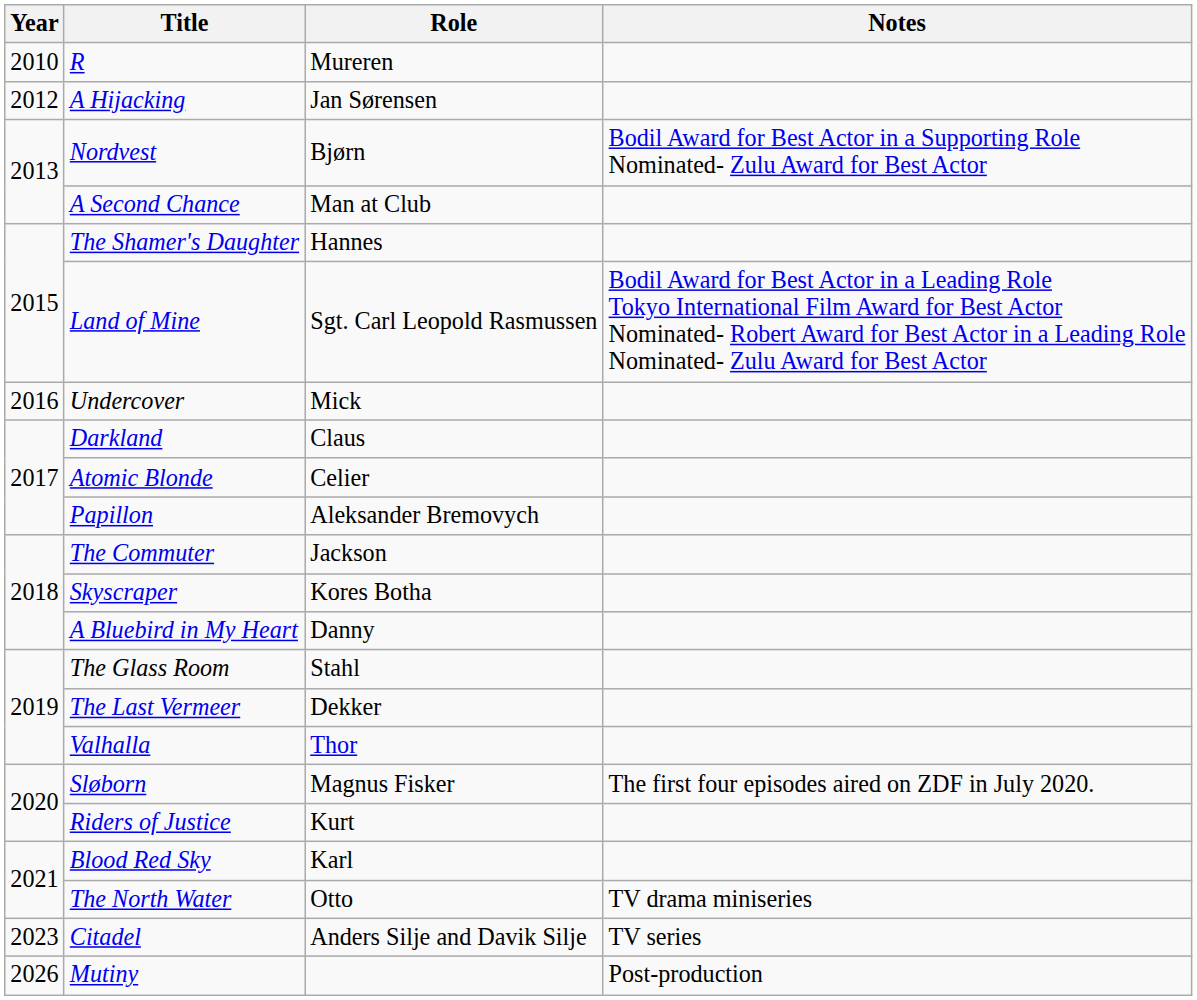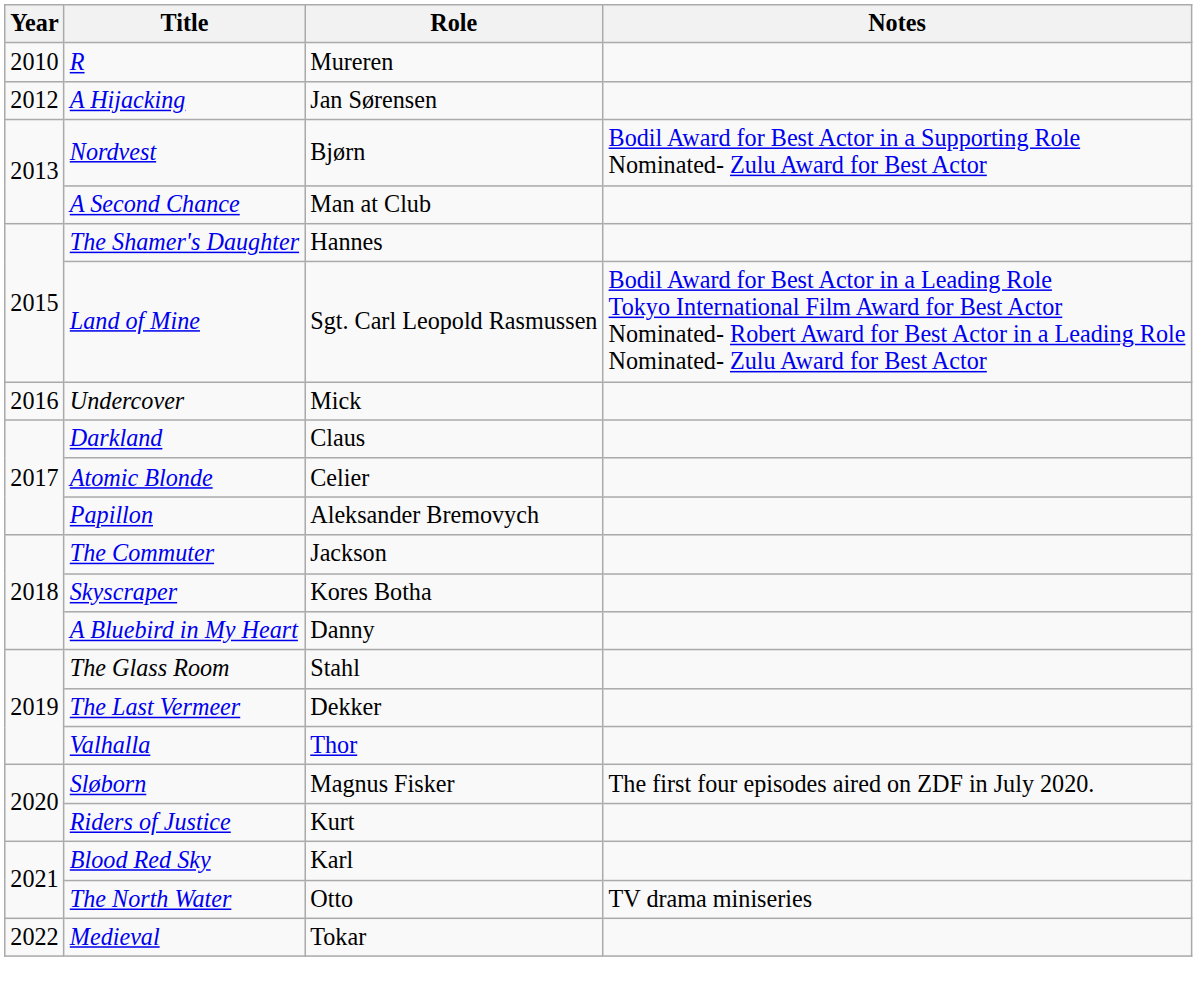+ row: (115, 937)
- row: (105, 937)
- row: (104, 975)
